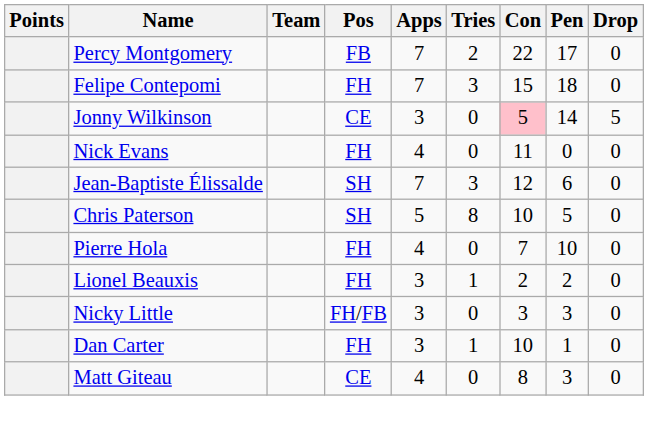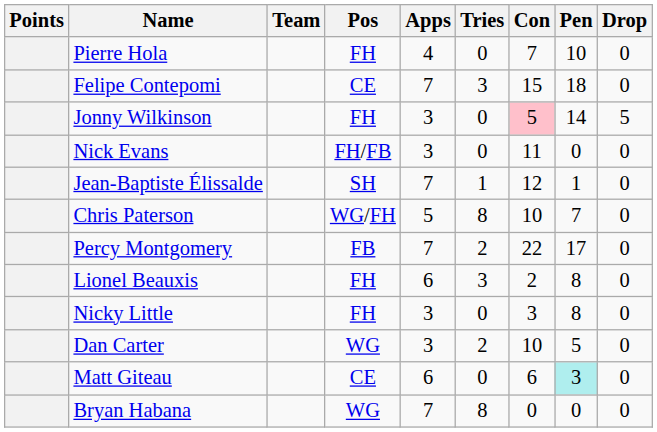rows swapped: (153, 53) <-> (120, 248)
(358, 85) FH -> (363, 85) CE
(358, 118) CE -> (363, 118) FH
(358, 150) FH -> (363, 150) FH/FB
(419, 150) 4 -> (428, 150) 3
(473, 183) 3 -> (482, 183) 1
(567, 183) 6 -> (576, 183) 1
(358, 215) SH -> (363, 215) WG/FH
(567, 215) 5 -> (576, 215) 7
(419, 280) 3 -> (428, 280) 6
(473, 280) 1 -> (482, 280) 3
(567, 280) 2 -> (576, 280) 8
(358, 313) FH/FB -> (363, 313) FH
(567, 313) 3 -> (576, 313) 8
(358, 345) FH -> (363, 345) WG
(473, 345) 1 -> (482, 345) 2
(567, 345) 1 -> (576, 345) 5
(419, 378) 4 -> (428, 378) 6
(523, 378) 8 -> (532, 378) 6
(567, 378) no background -> (576, 378) paleturquoise background
+ row: (132, 410)
